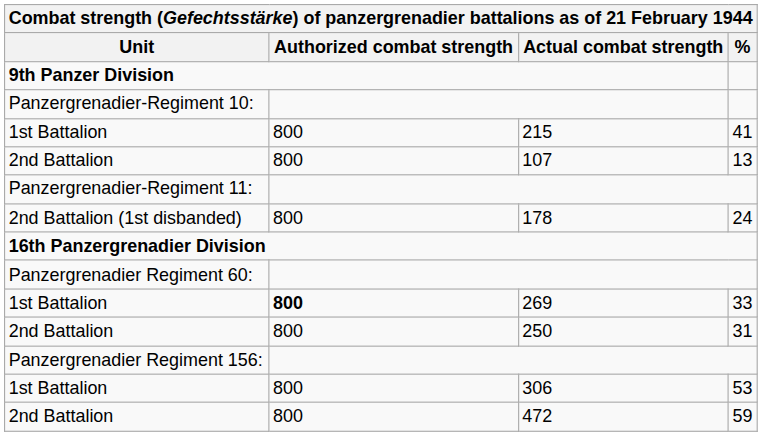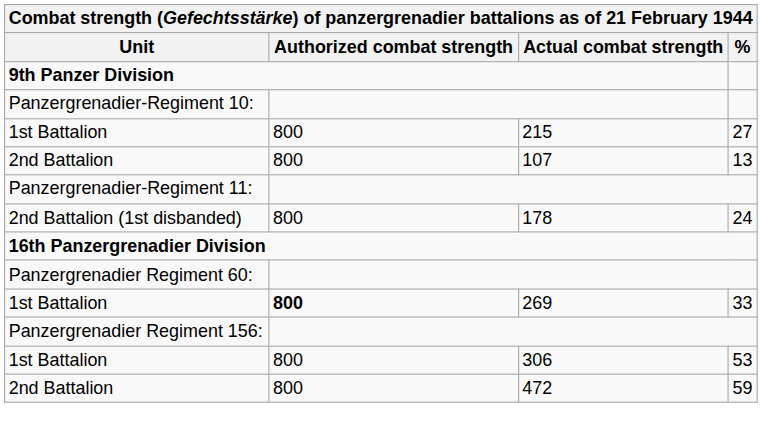(742, 132) 41 -> (742, 132) 27
- row: (61, 331)
